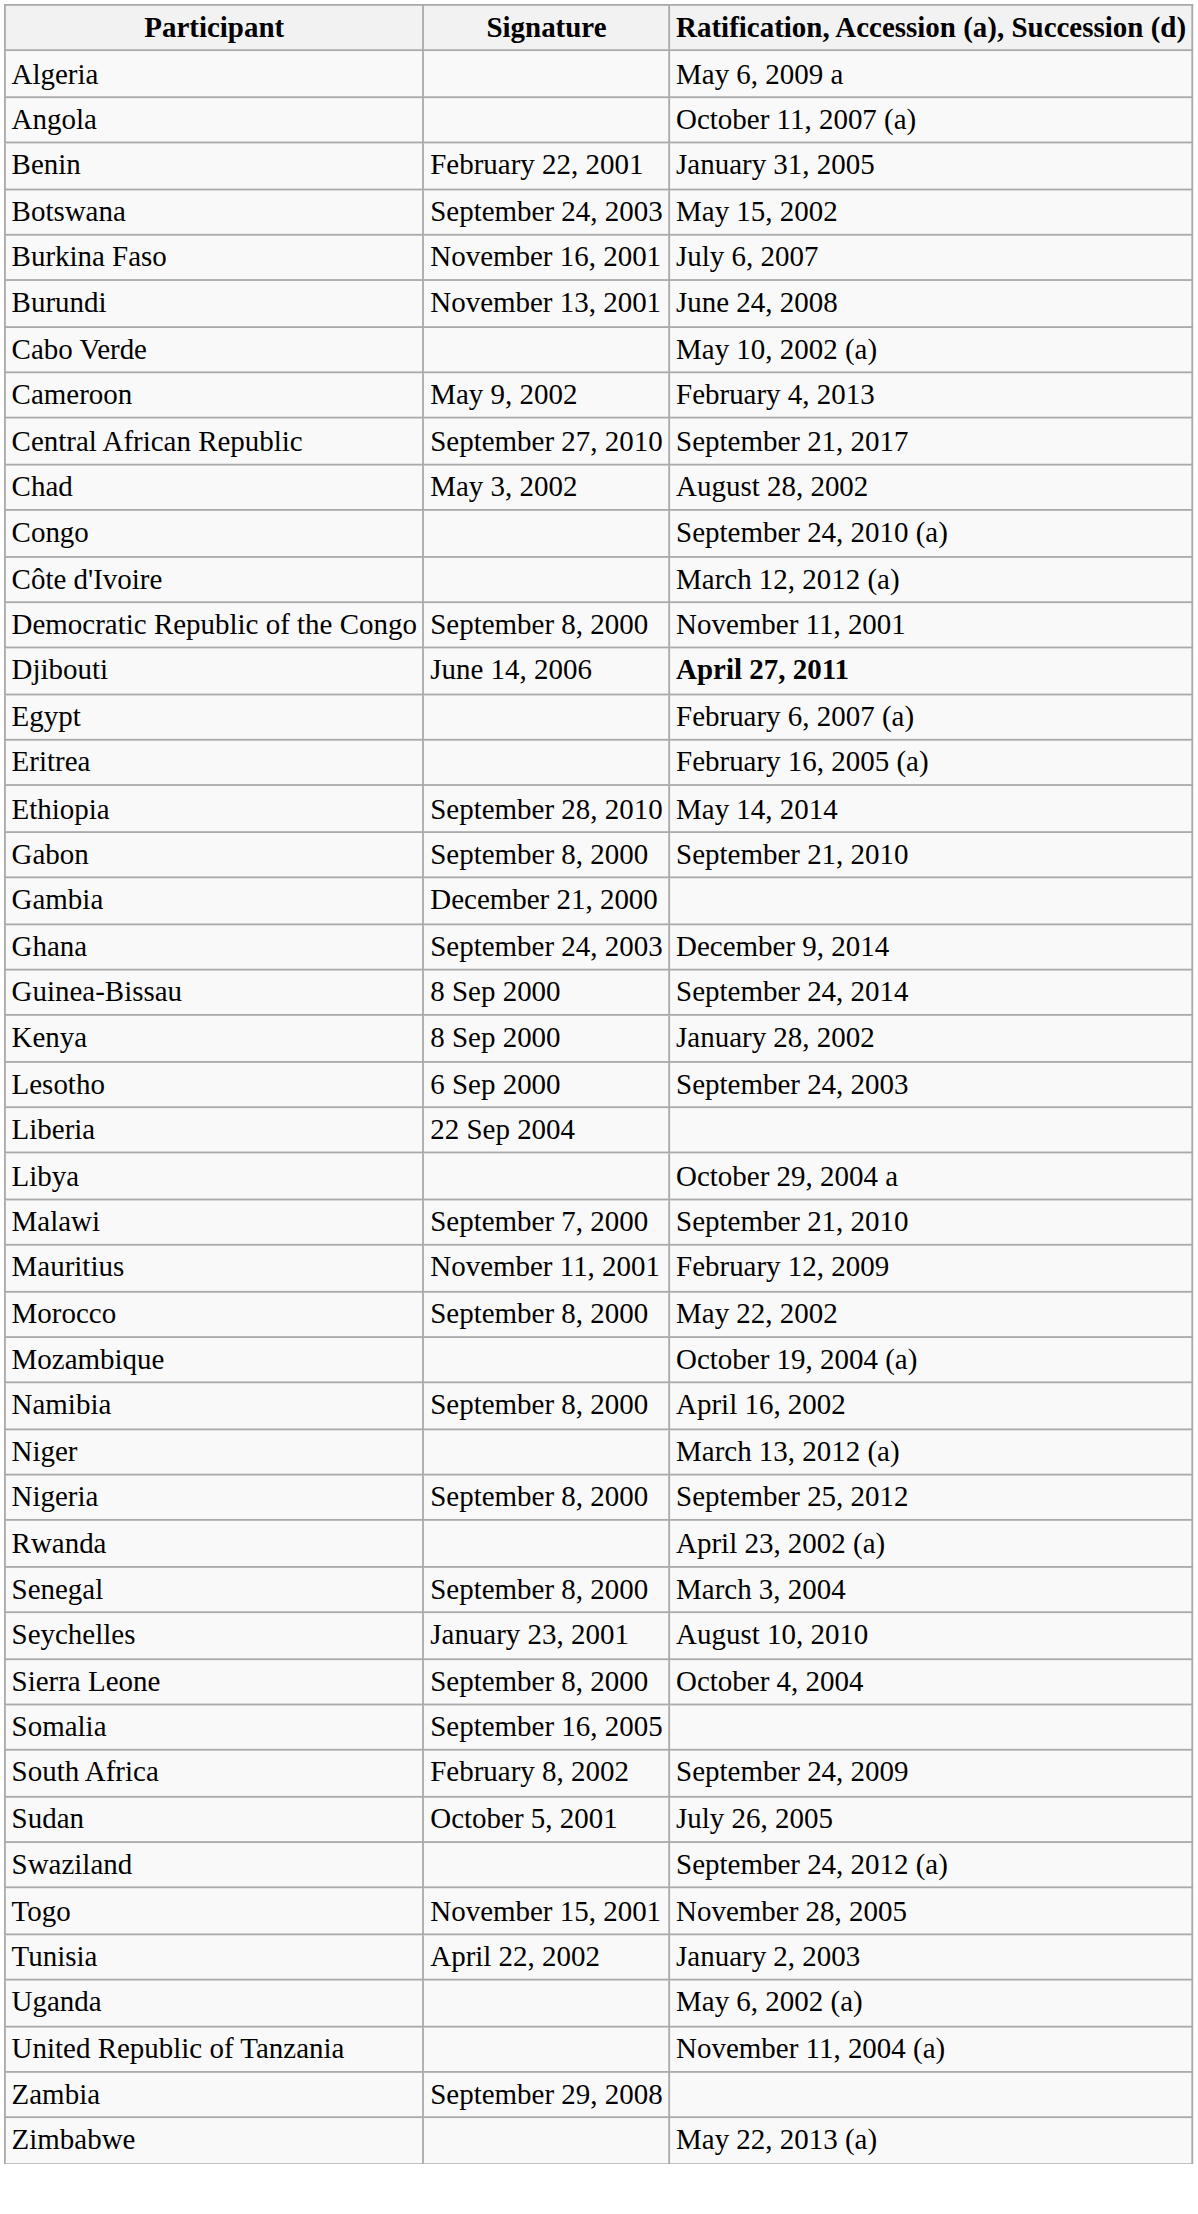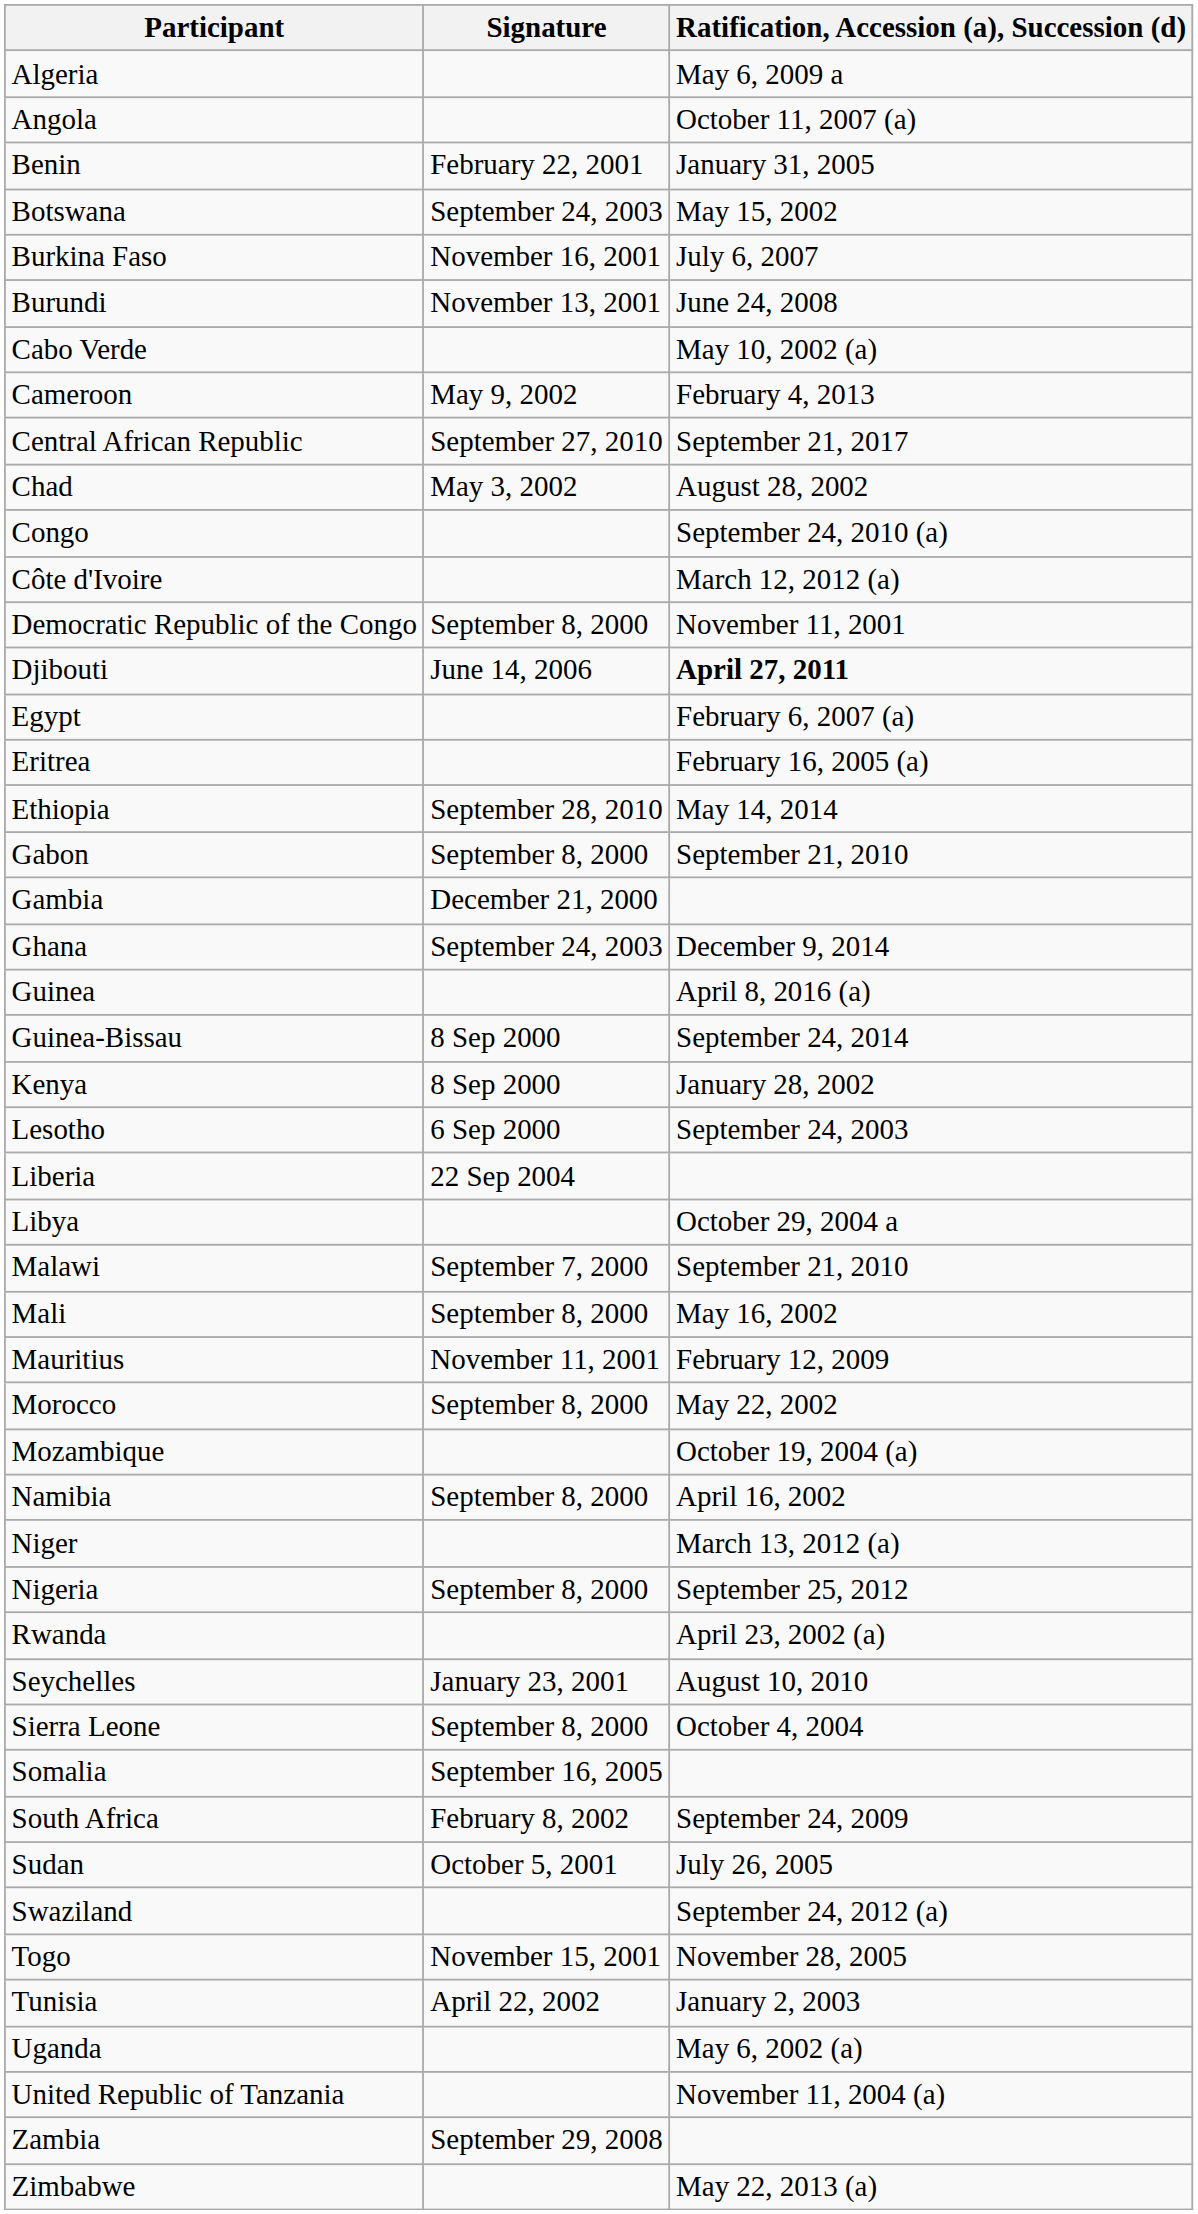+ row: (53, 991)
+ row: (39, 1313)
- row: (57, 1589)
